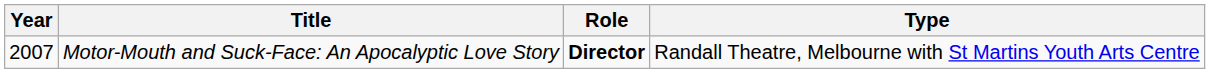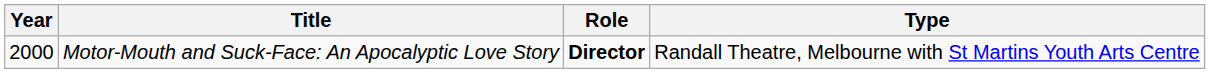(31, 52) 2007 -> (31, 52) 2000
